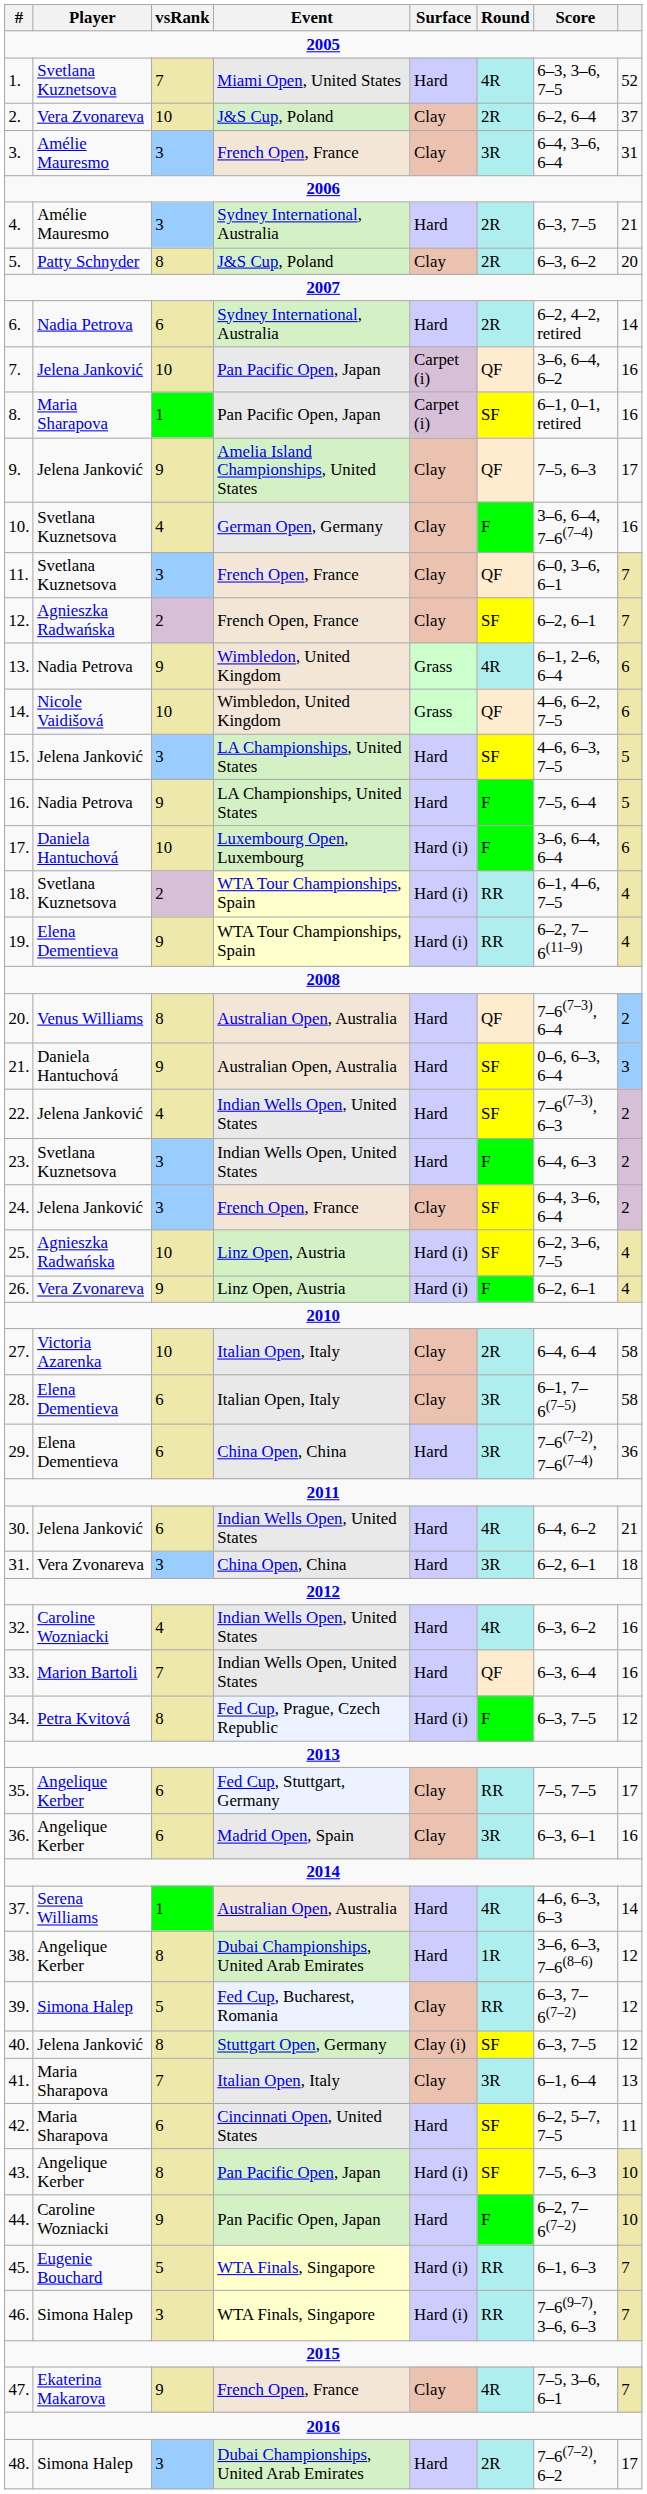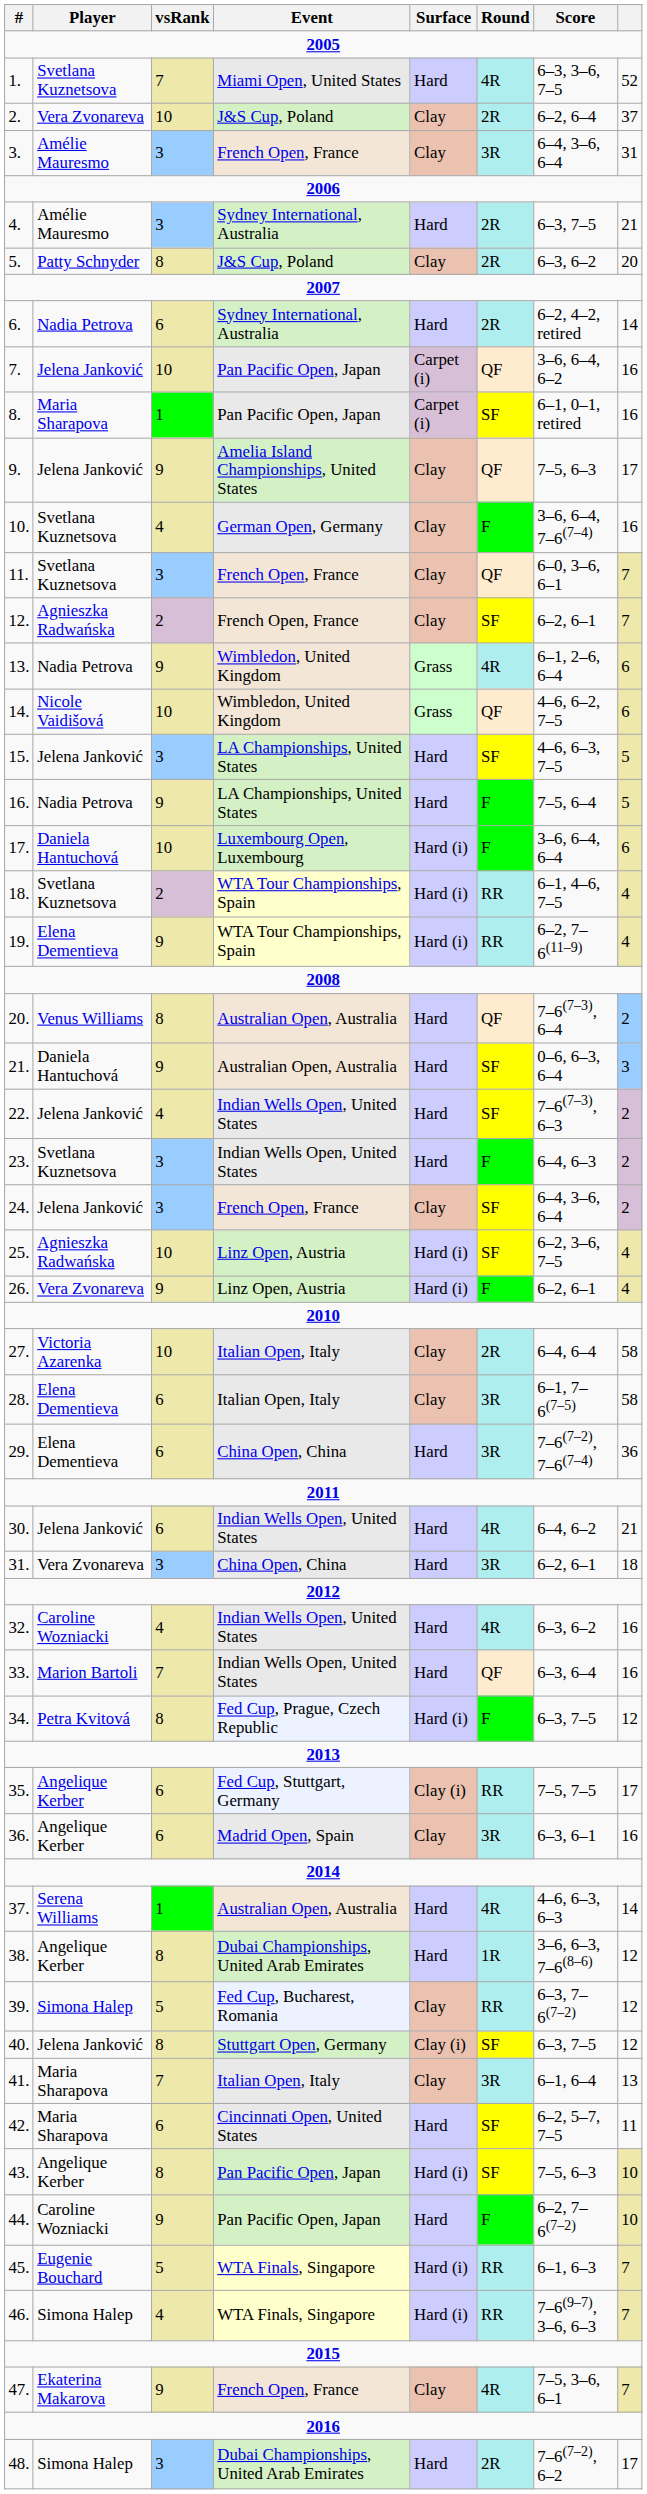(430, 1790) Clay -> (440, 1790) Clay (i)
(160, 2315) 3 -> (160, 2315) 4
